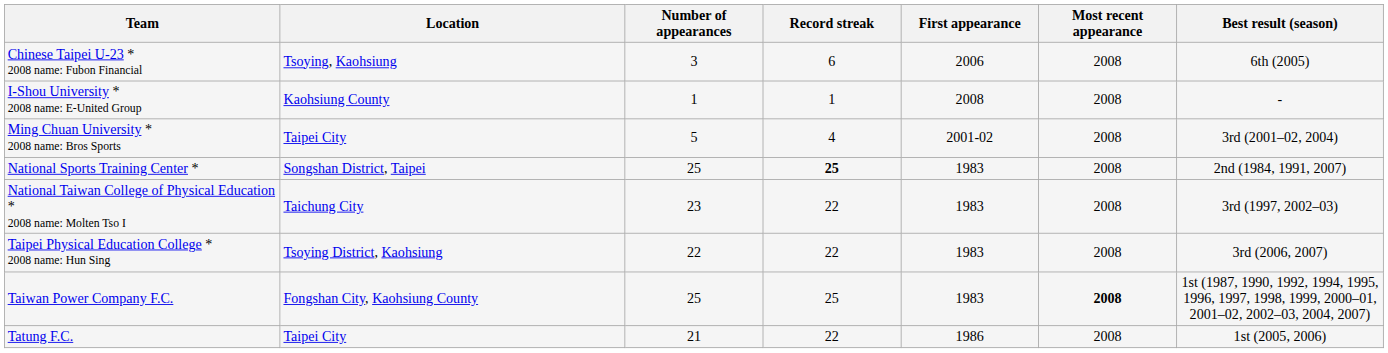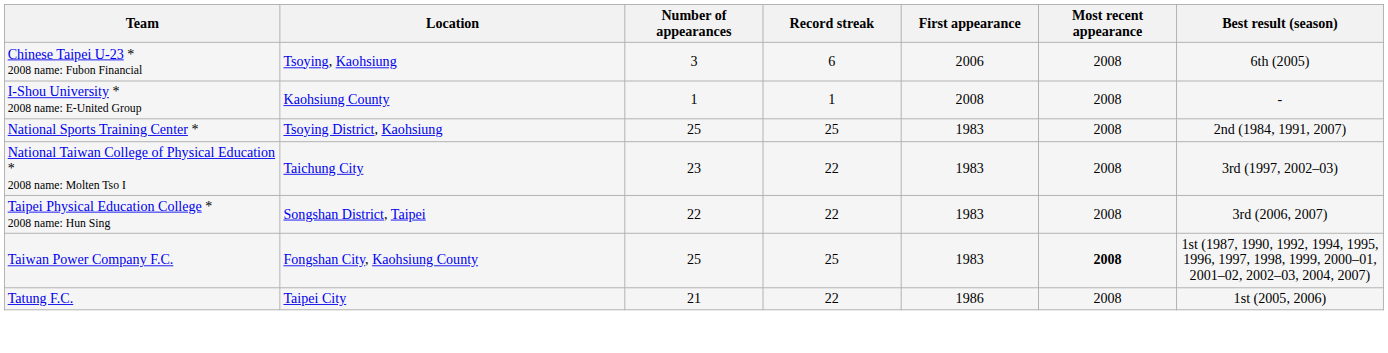- row: (80, 138)
(355, 168) Songshan District, Taipei -> (363, 130) Tsoying District, Kaohsiung
(832, 168) bold -> (832, 130) normal
(363, 252) Tsoying District, Kaohsiung -> (355, 214) Songshan District, Taipei
